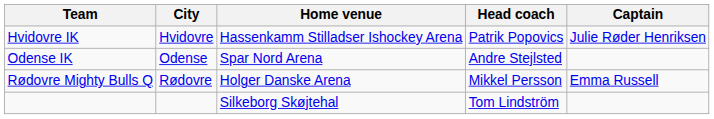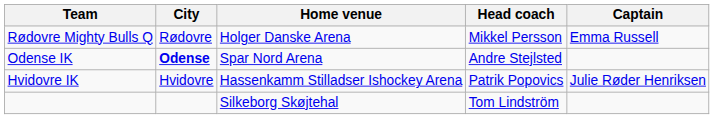rows swapped: (43, 37) <-> (80, 80)
(183, 59) normal -> (184, 59) bold
